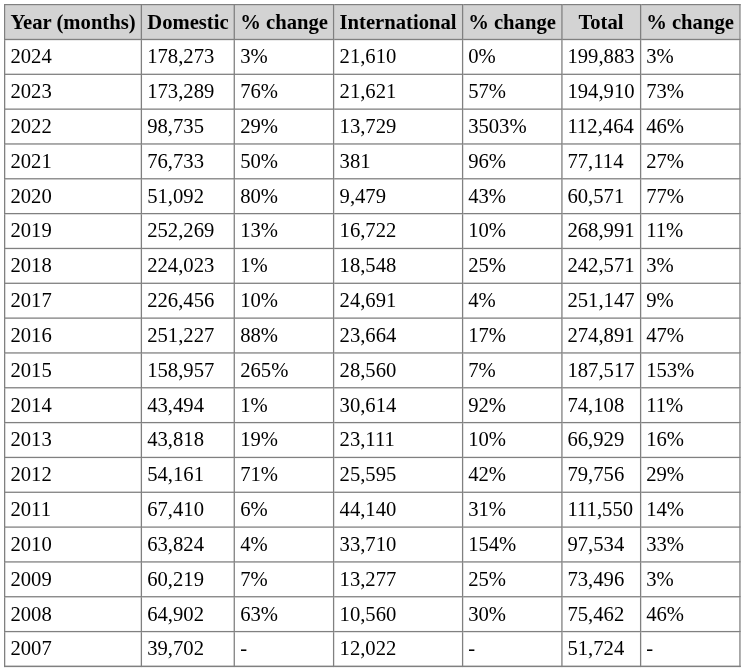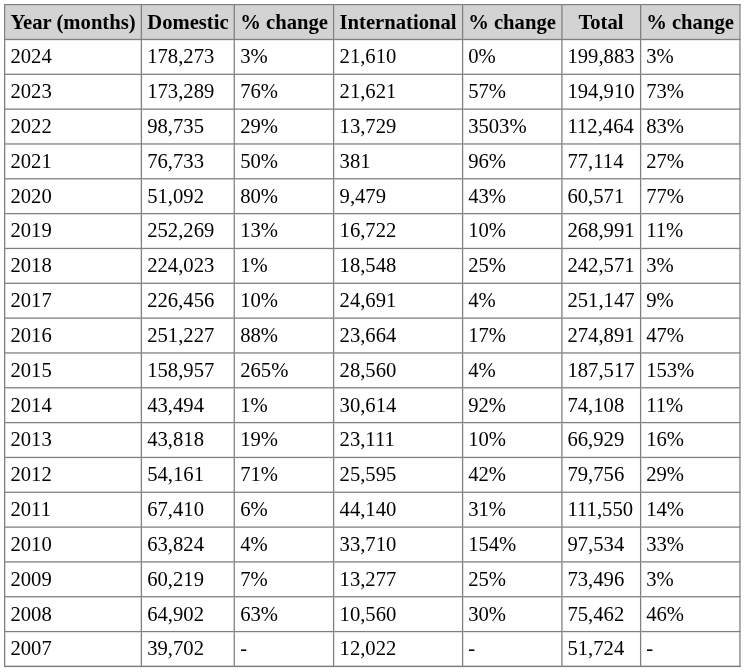(665, 126) 46% -> (665, 126) 83%
(482, 370) 7% -> (482, 370) 4%
